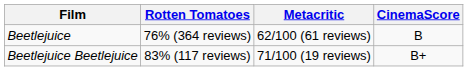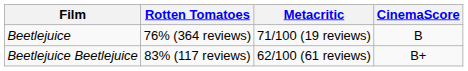(314, 35) 62/100 (61 reviews) -> (314, 35) 71/100 (19 reviews)
(314, 55) 71/100 (19 reviews) -> (314, 55) 62/100 (61 reviews)
